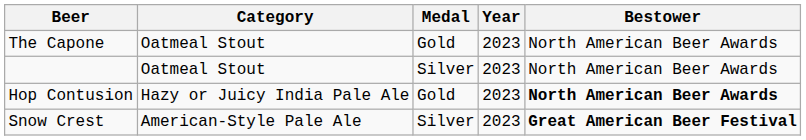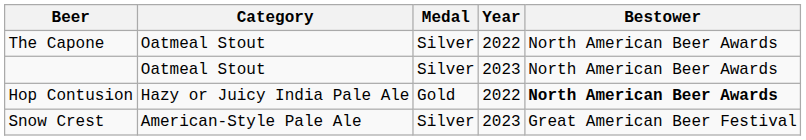(436, 44) Gold -> (446, 44) Silver
(501, 44) 2023 -> (501, 44) 2022
(501, 96) 2023 -> (501, 96) 2022
(663, 122) bold -> (663, 122) normal
